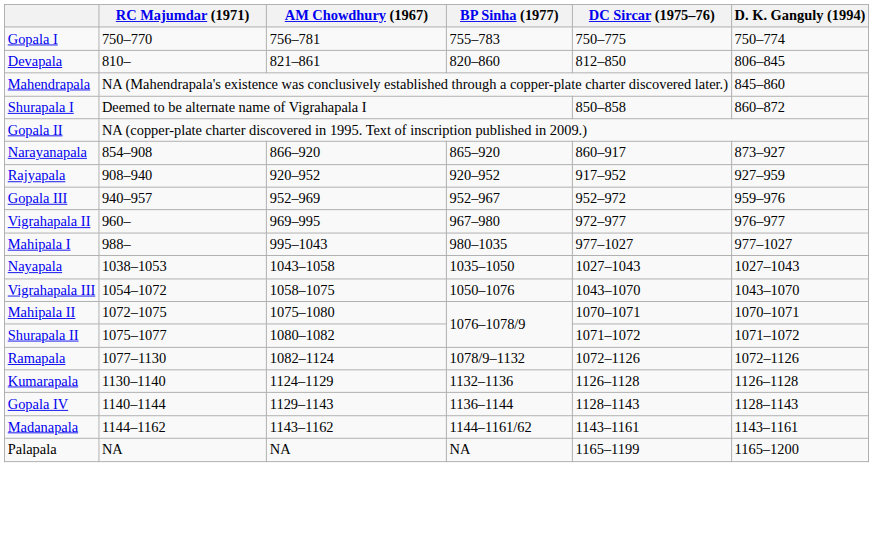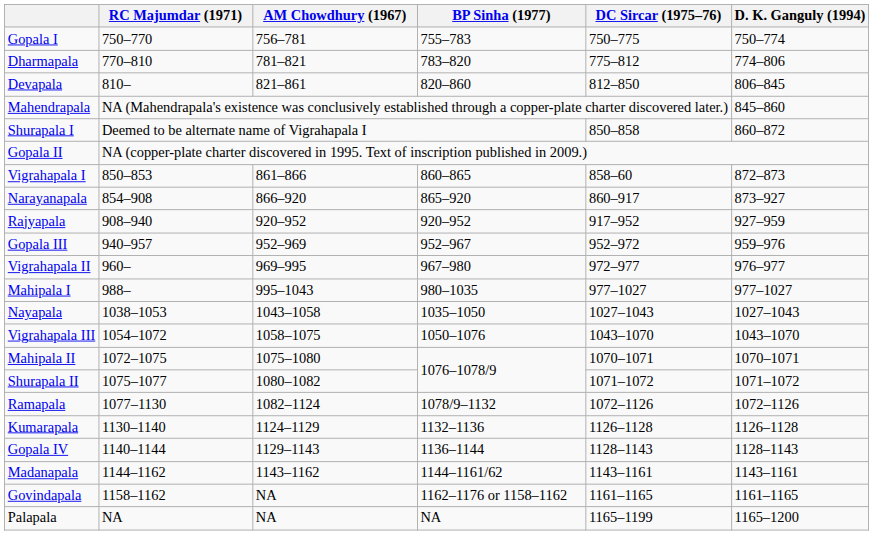+ row: (43, 61)
+ row: (47, 175)
+ row: (45, 495)
